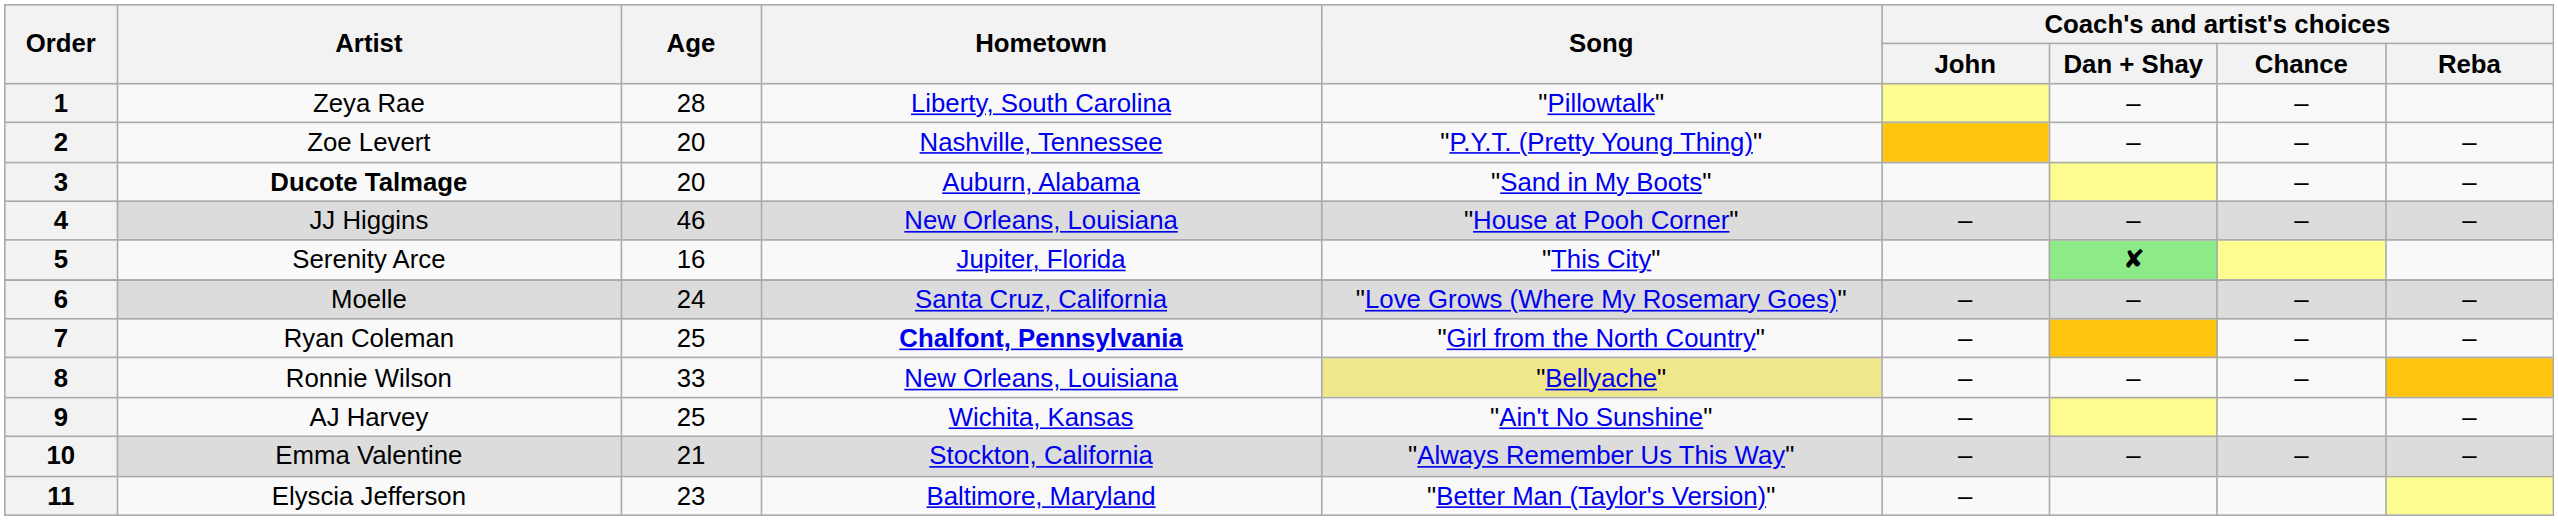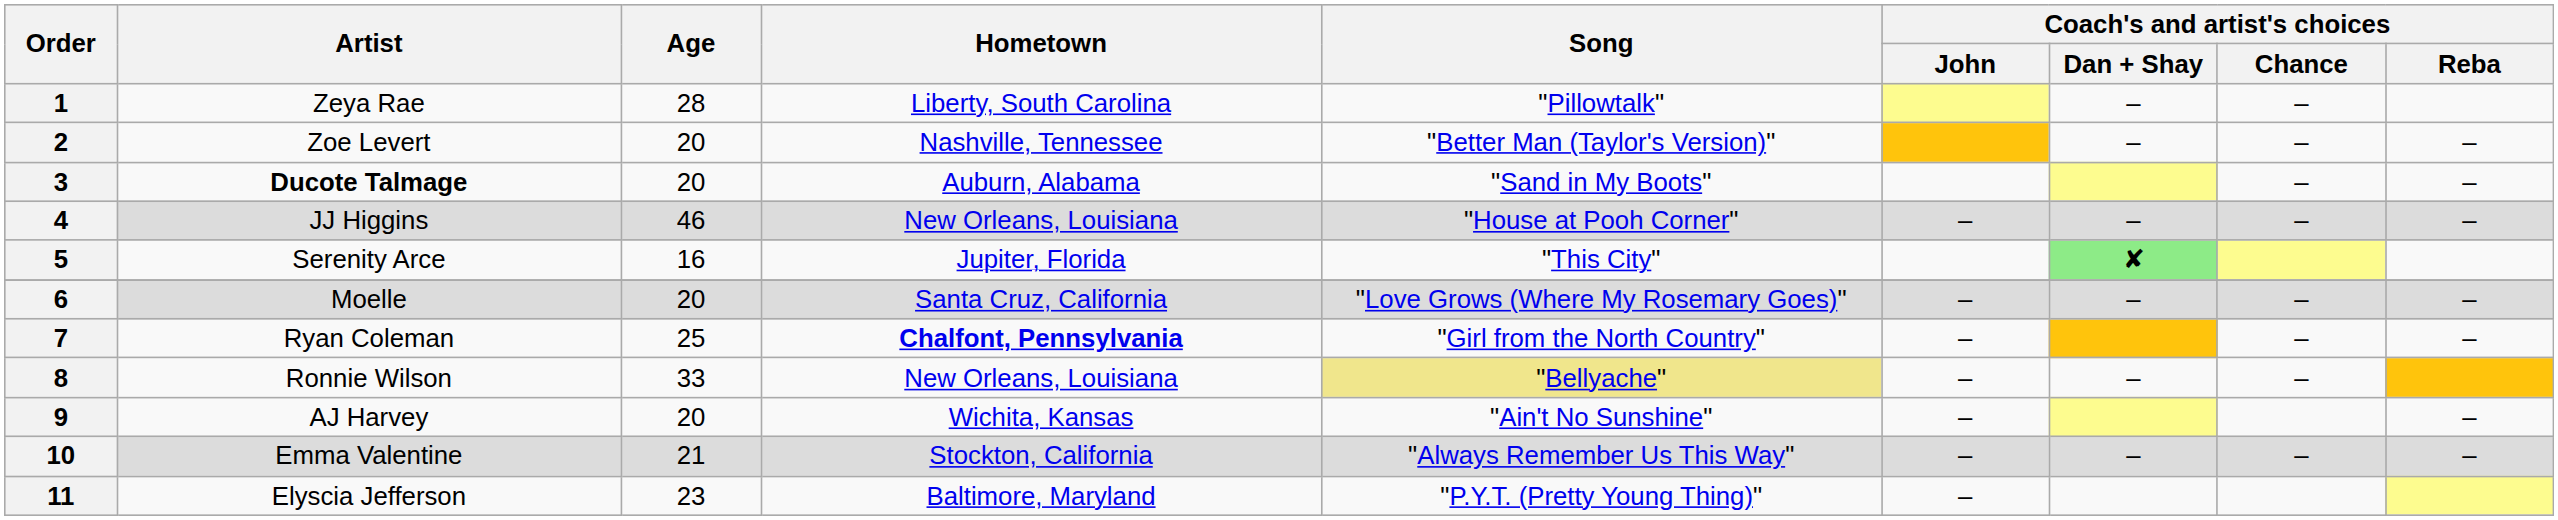(1601, 142) "P.Y.T. (Pretty Young Thing)" -> (1601, 142) "Better Man (Taylor's Version)"
(691, 299) 24 -> (691, 299) 20
(691, 417) 25 -> (691, 417) 20
(1601, 495) "Better Man (Taylor's Version)" -> (1601, 495) "P.Y.T. (Pretty Young Thing)"
